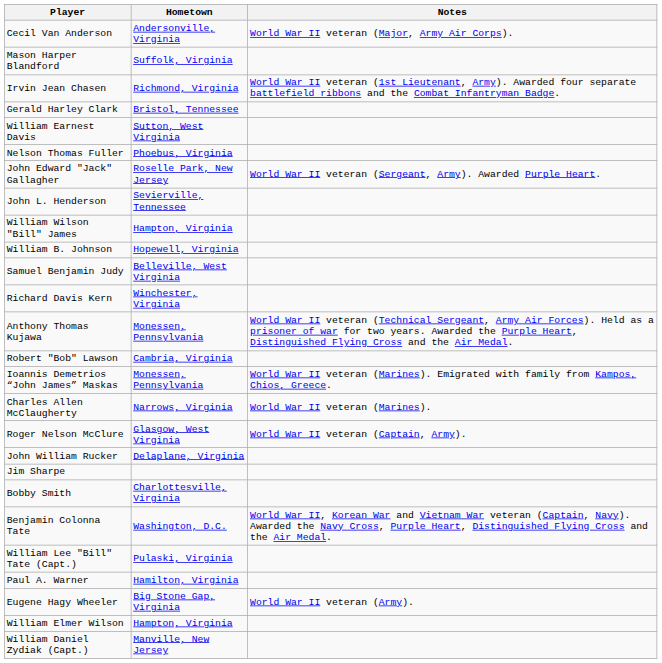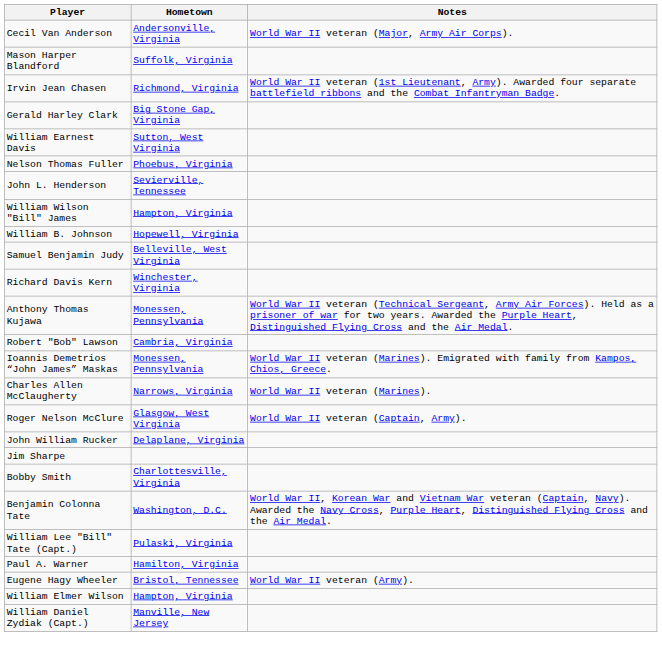(186, 110) Bristol, Tennessee -> (174, 115) Big Stone Gap, Virginia
- row: (59, 174)
(174, 602) Big Stone Gap, Virginia -> (186, 580) Bristol, Tennessee
